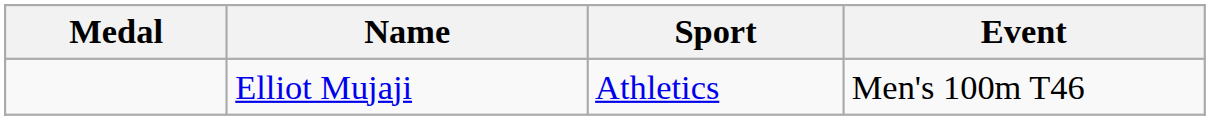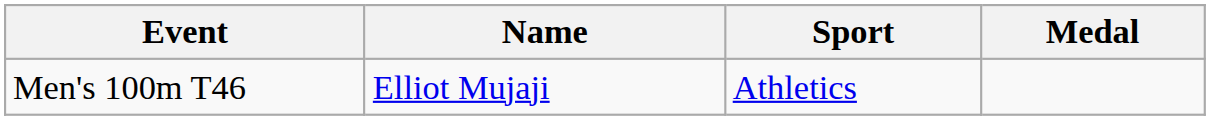columns swapped: (116, 31) <-> (1024, 31)
